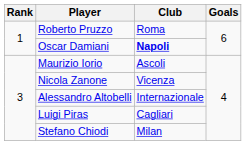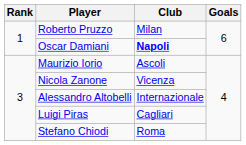(151, 30) Roma -> (149, 30) Milan
(149, 132) Milan -> (151, 132) Roma
